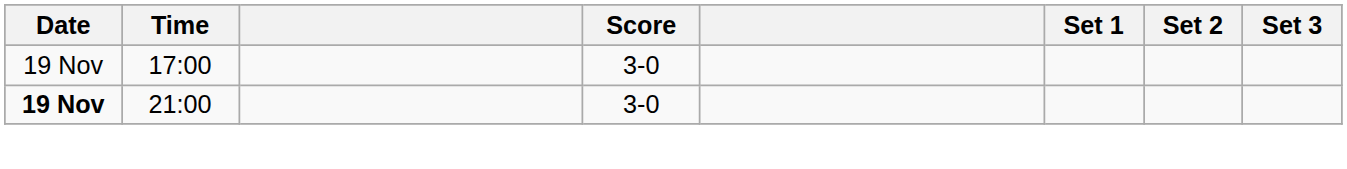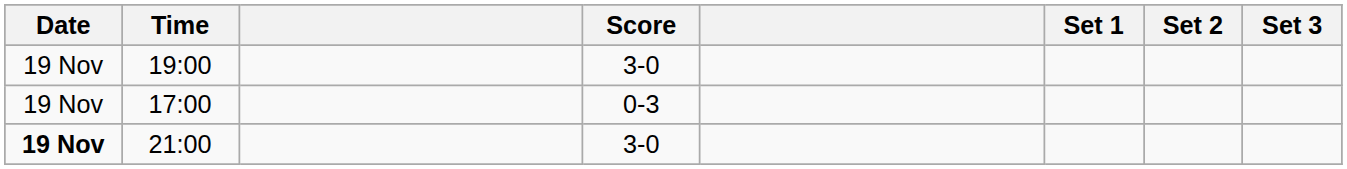+ row: (180, 65)
(641, 65) 3-0 -> (641, 105) 0-3
